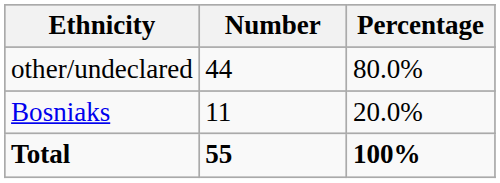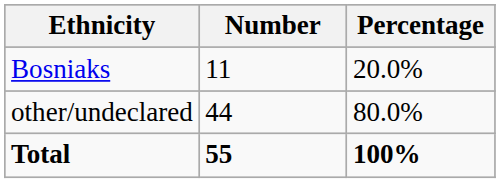rows swapped: (61, 111) <-> (102, 68)
